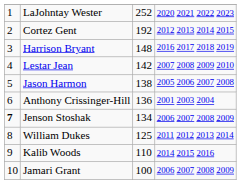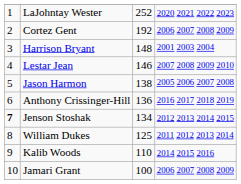(195, 30) 2012 2013 2014 2015 -> (195, 30) 2006 2007 2008 2009
(195, 48) 2016 2017 2018 2019 -> (185, 48) 2001 2003 2004
(144, 65) 142 -> (144, 65) 146
(185, 100) 2001 2003 2004 -> (195, 100) 2016 2017 2018 2019
(195, 118) 2006 2007 2008 2009 -> (195, 118) 2012 2013 2014 2015
